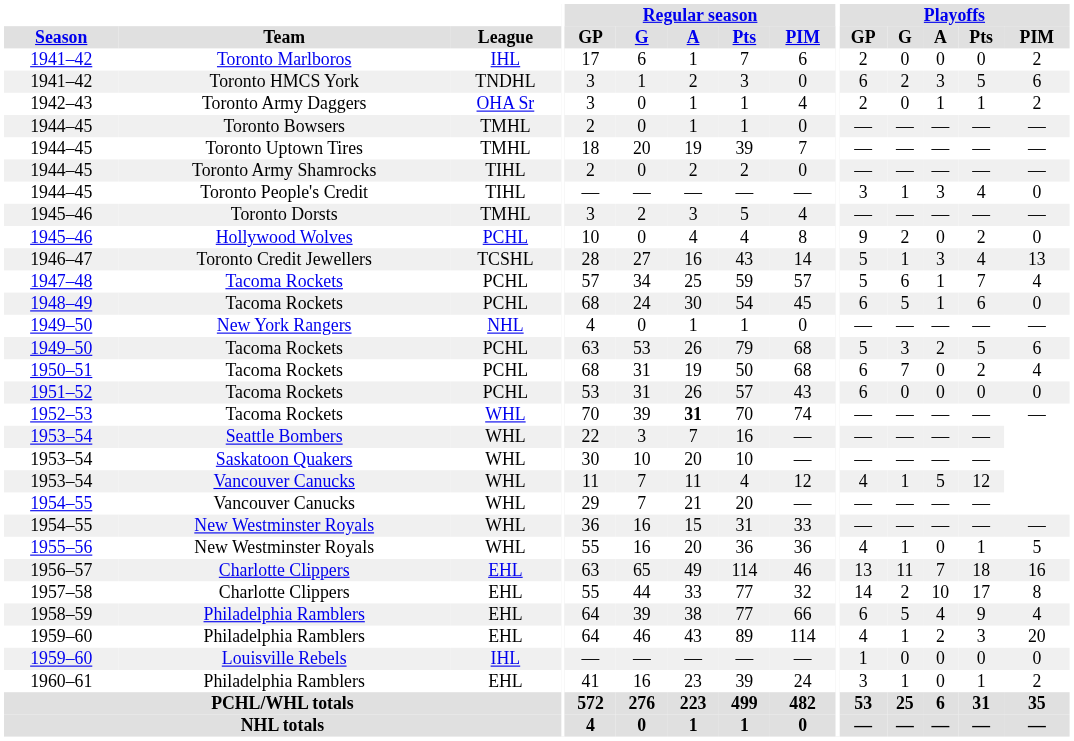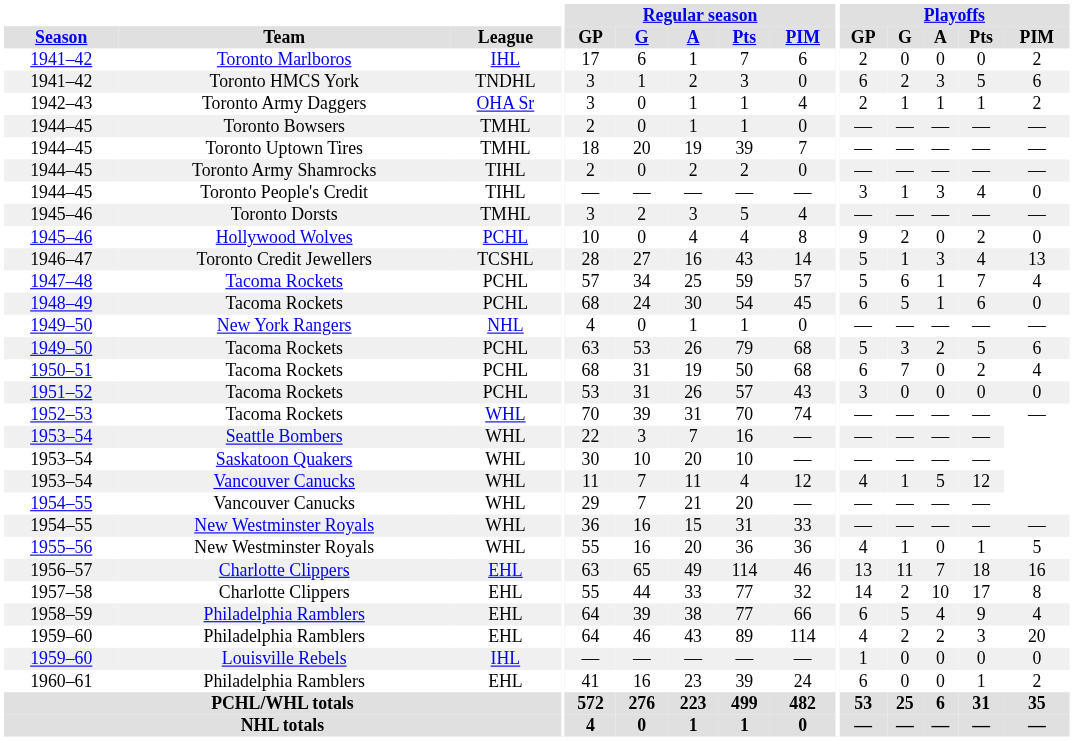(905, 103) 0 -> (905, 103) 1
(863, 392) 6 -> (863, 392) 3
(693, 414) bold -> (693, 414) normal
(905, 636) 1 -> (905, 636) 2
(863, 681) 3 -> (863, 681) 6
(905, 681) 1 -> (905, 681) 0
